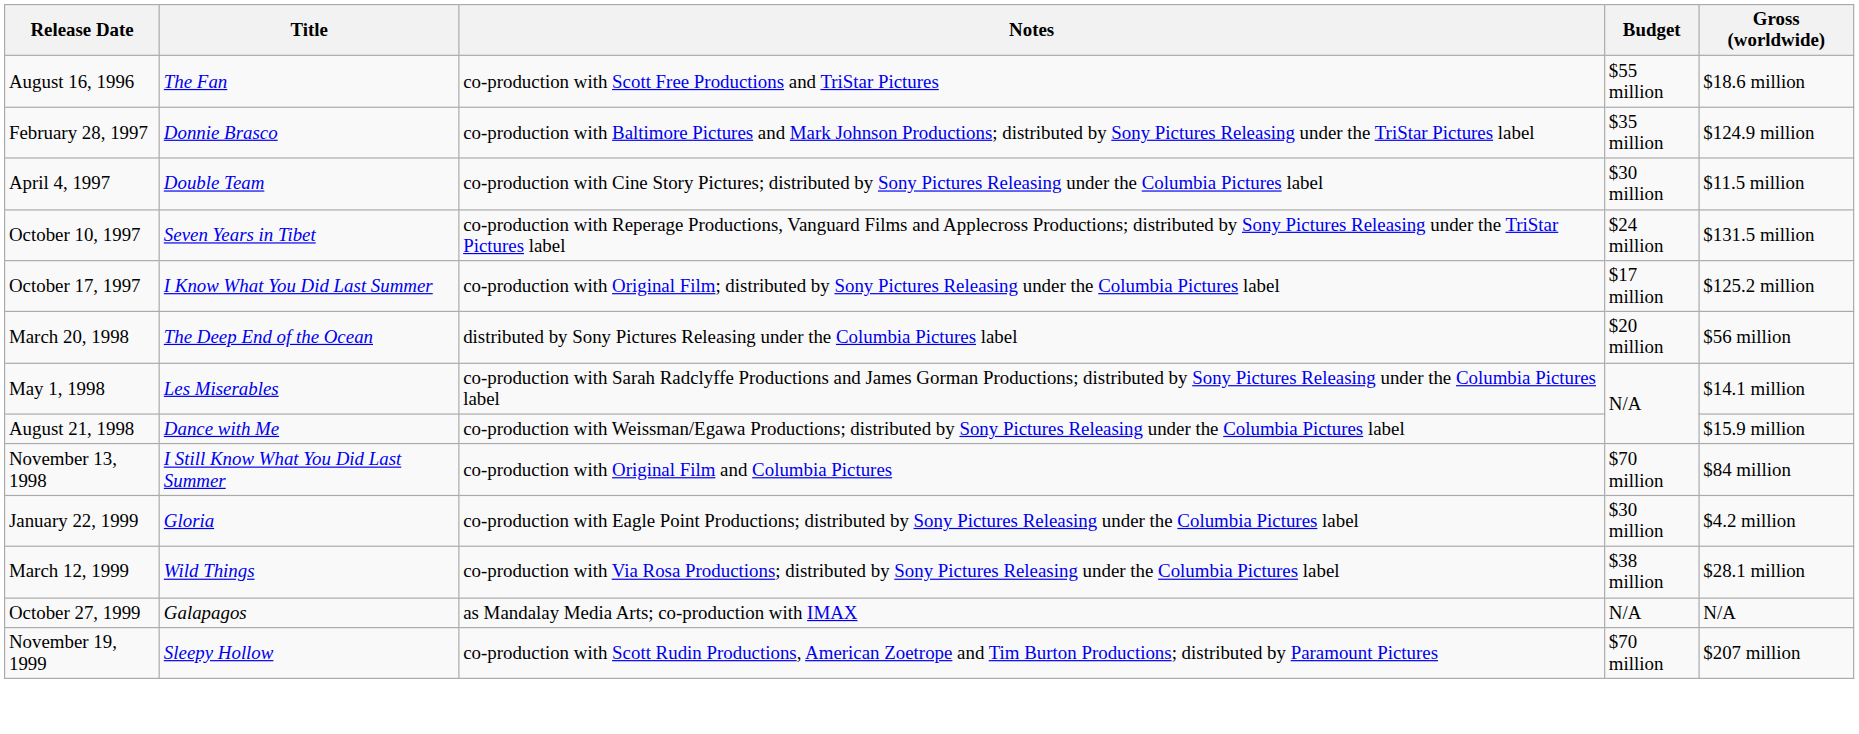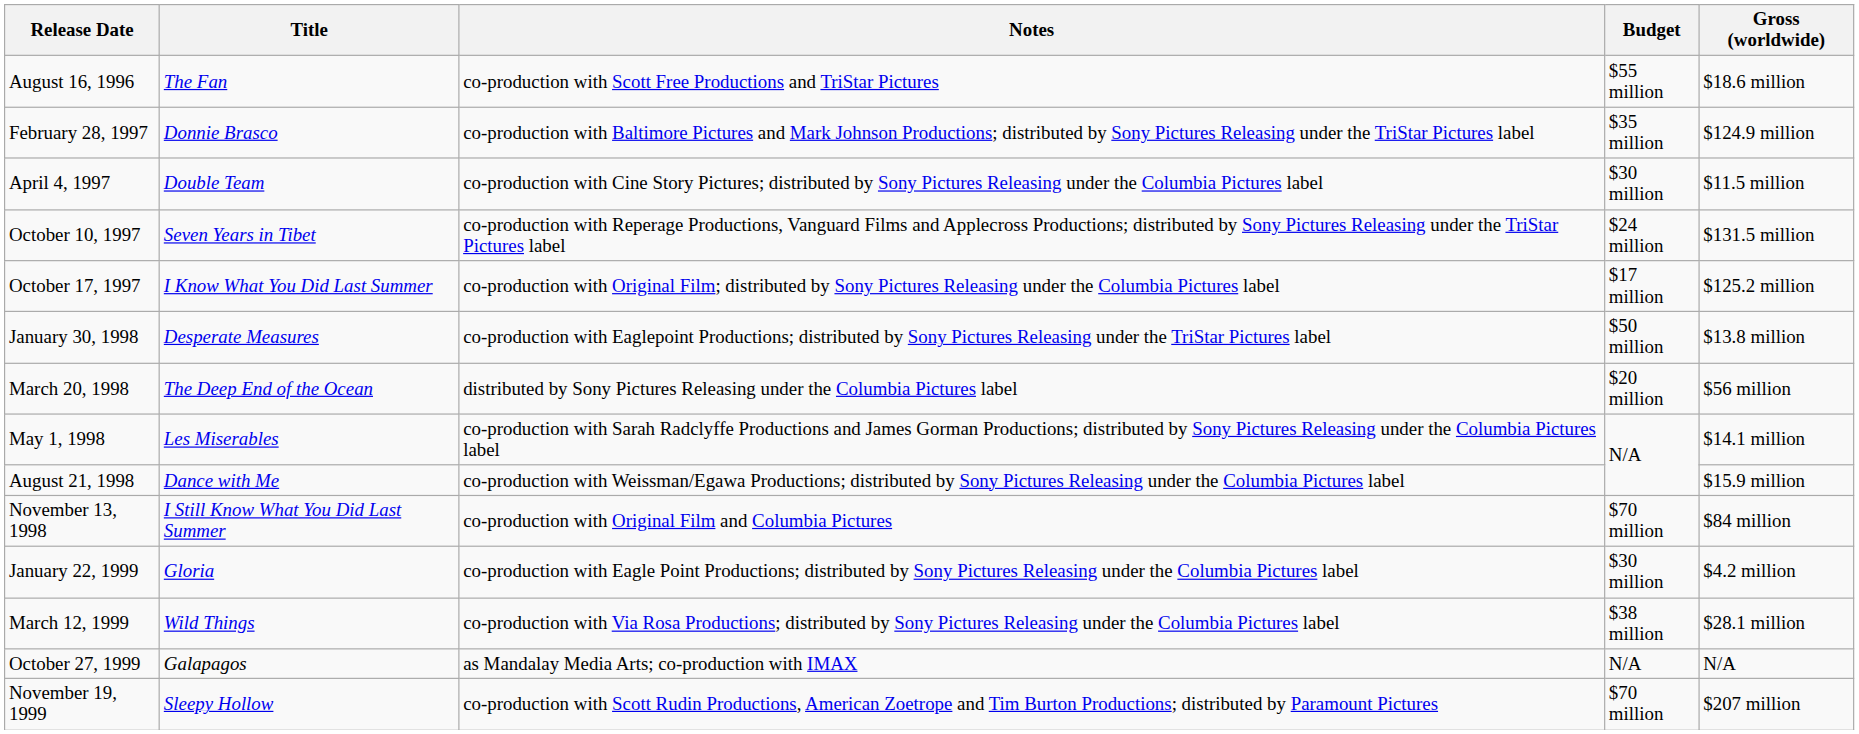+ row: (74, 337)
